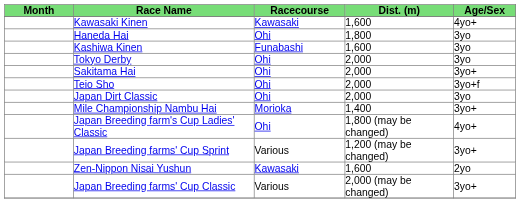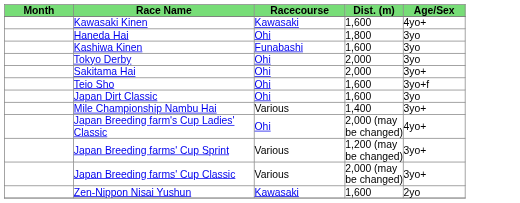(358, 84) 2,000 -> (358, 84) 1,600
(358, 96) 2,000 -> (358, 96) 1,600
(273, 108) Morioka -> (272, 108) Various
(378, 126) 1,800 (may be changed) -> (374, 126) 2,000 (may be changed)
rows swapped: (155, 186) <-> (132, 168)
